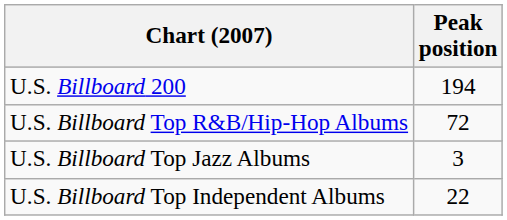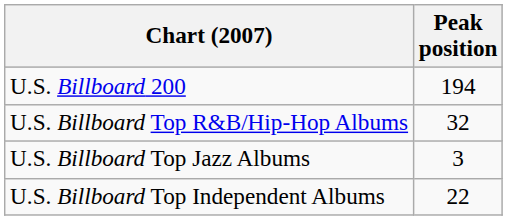(458, 122) 72 -> (458, 122) 32
